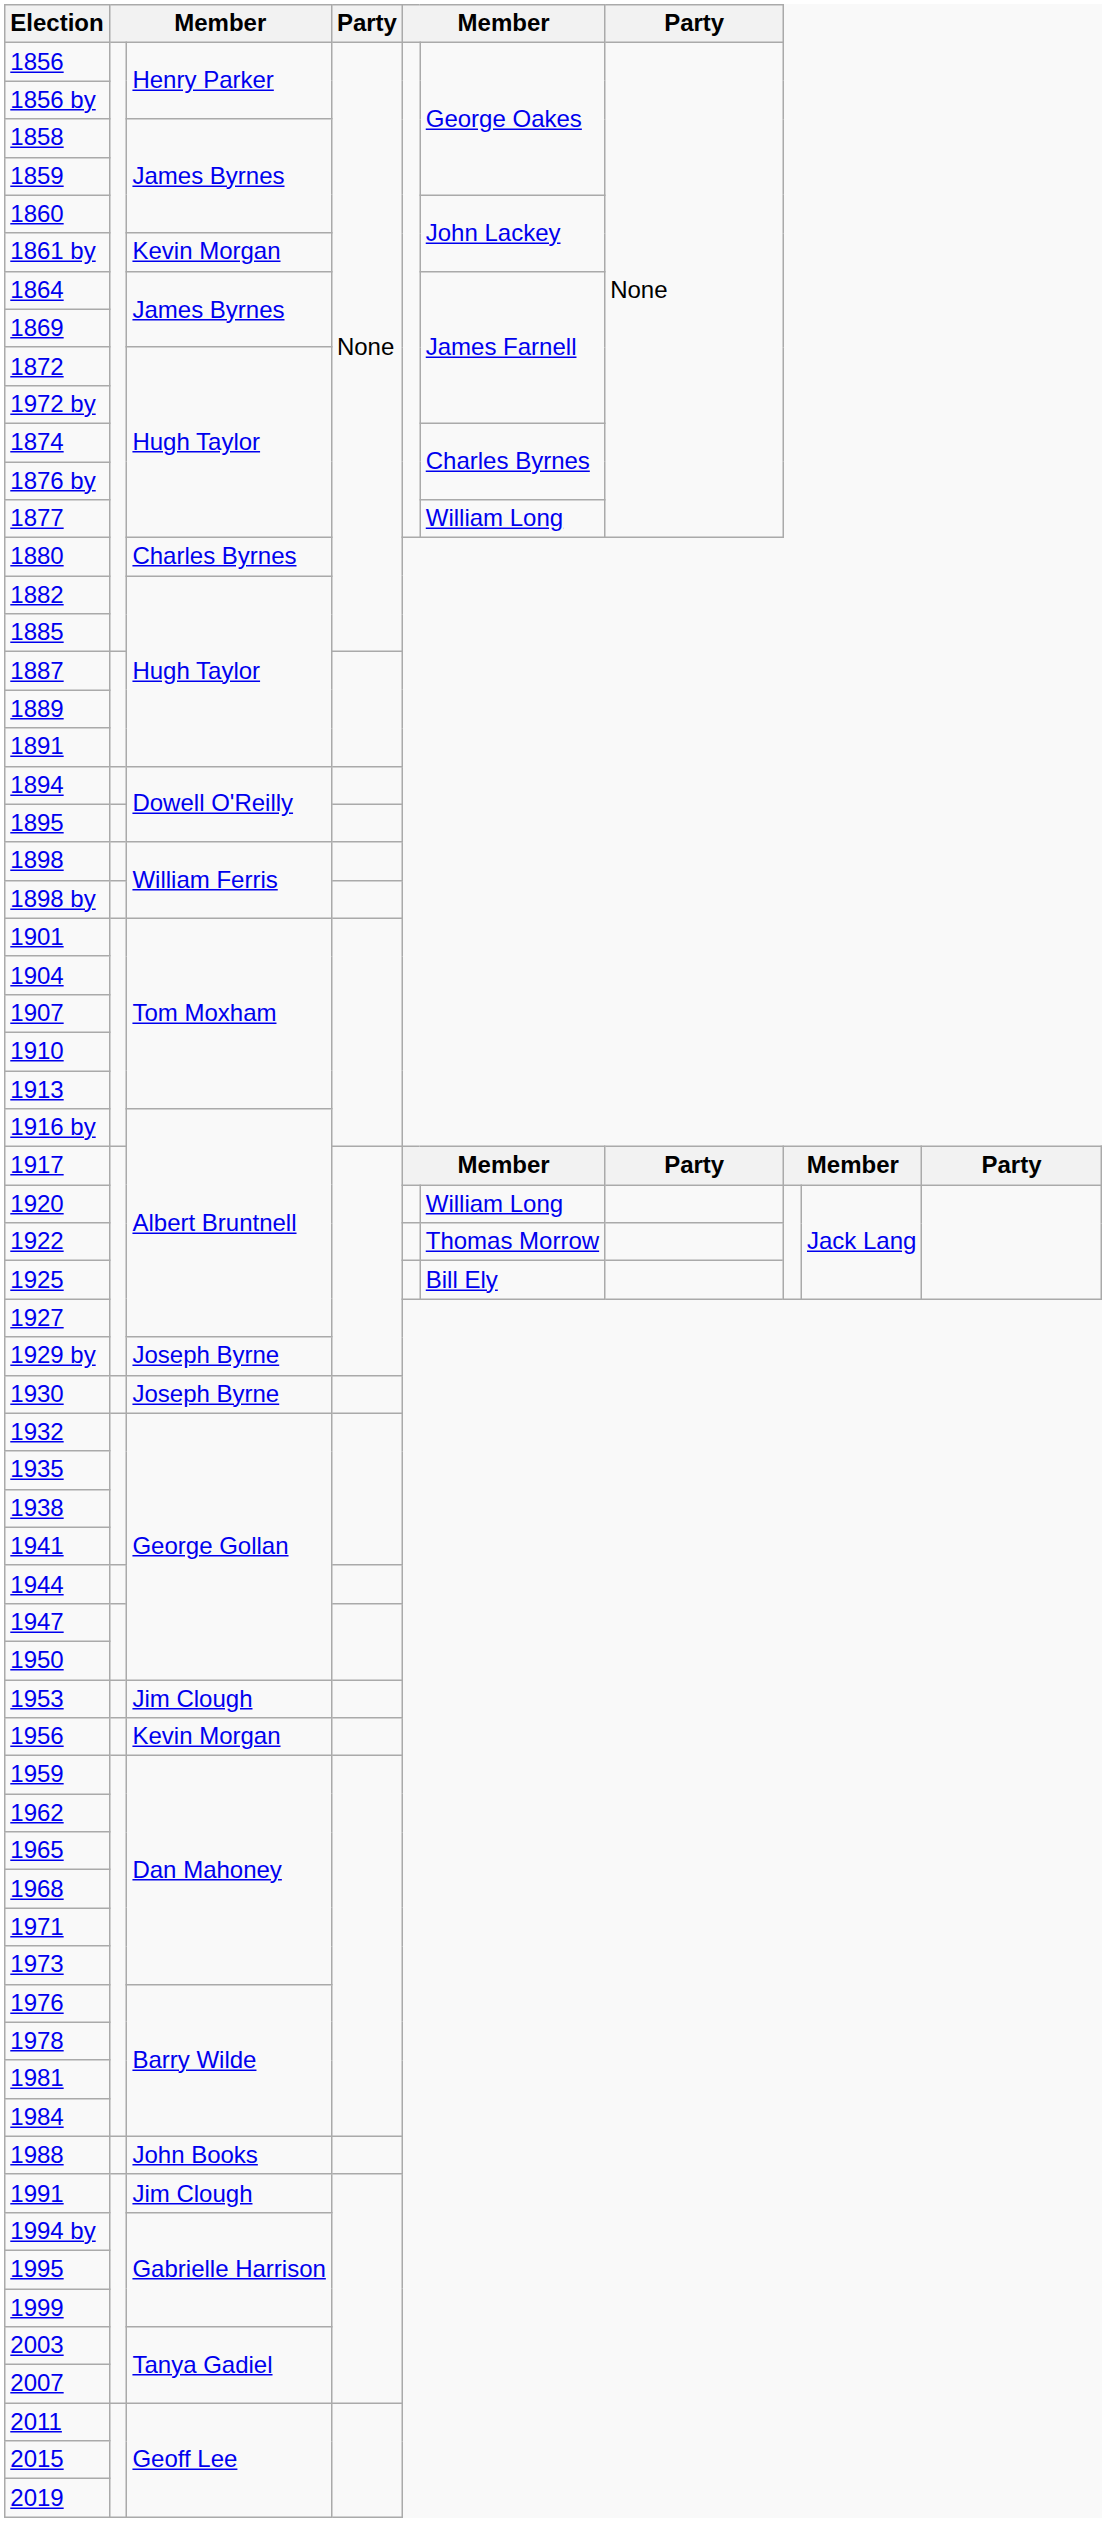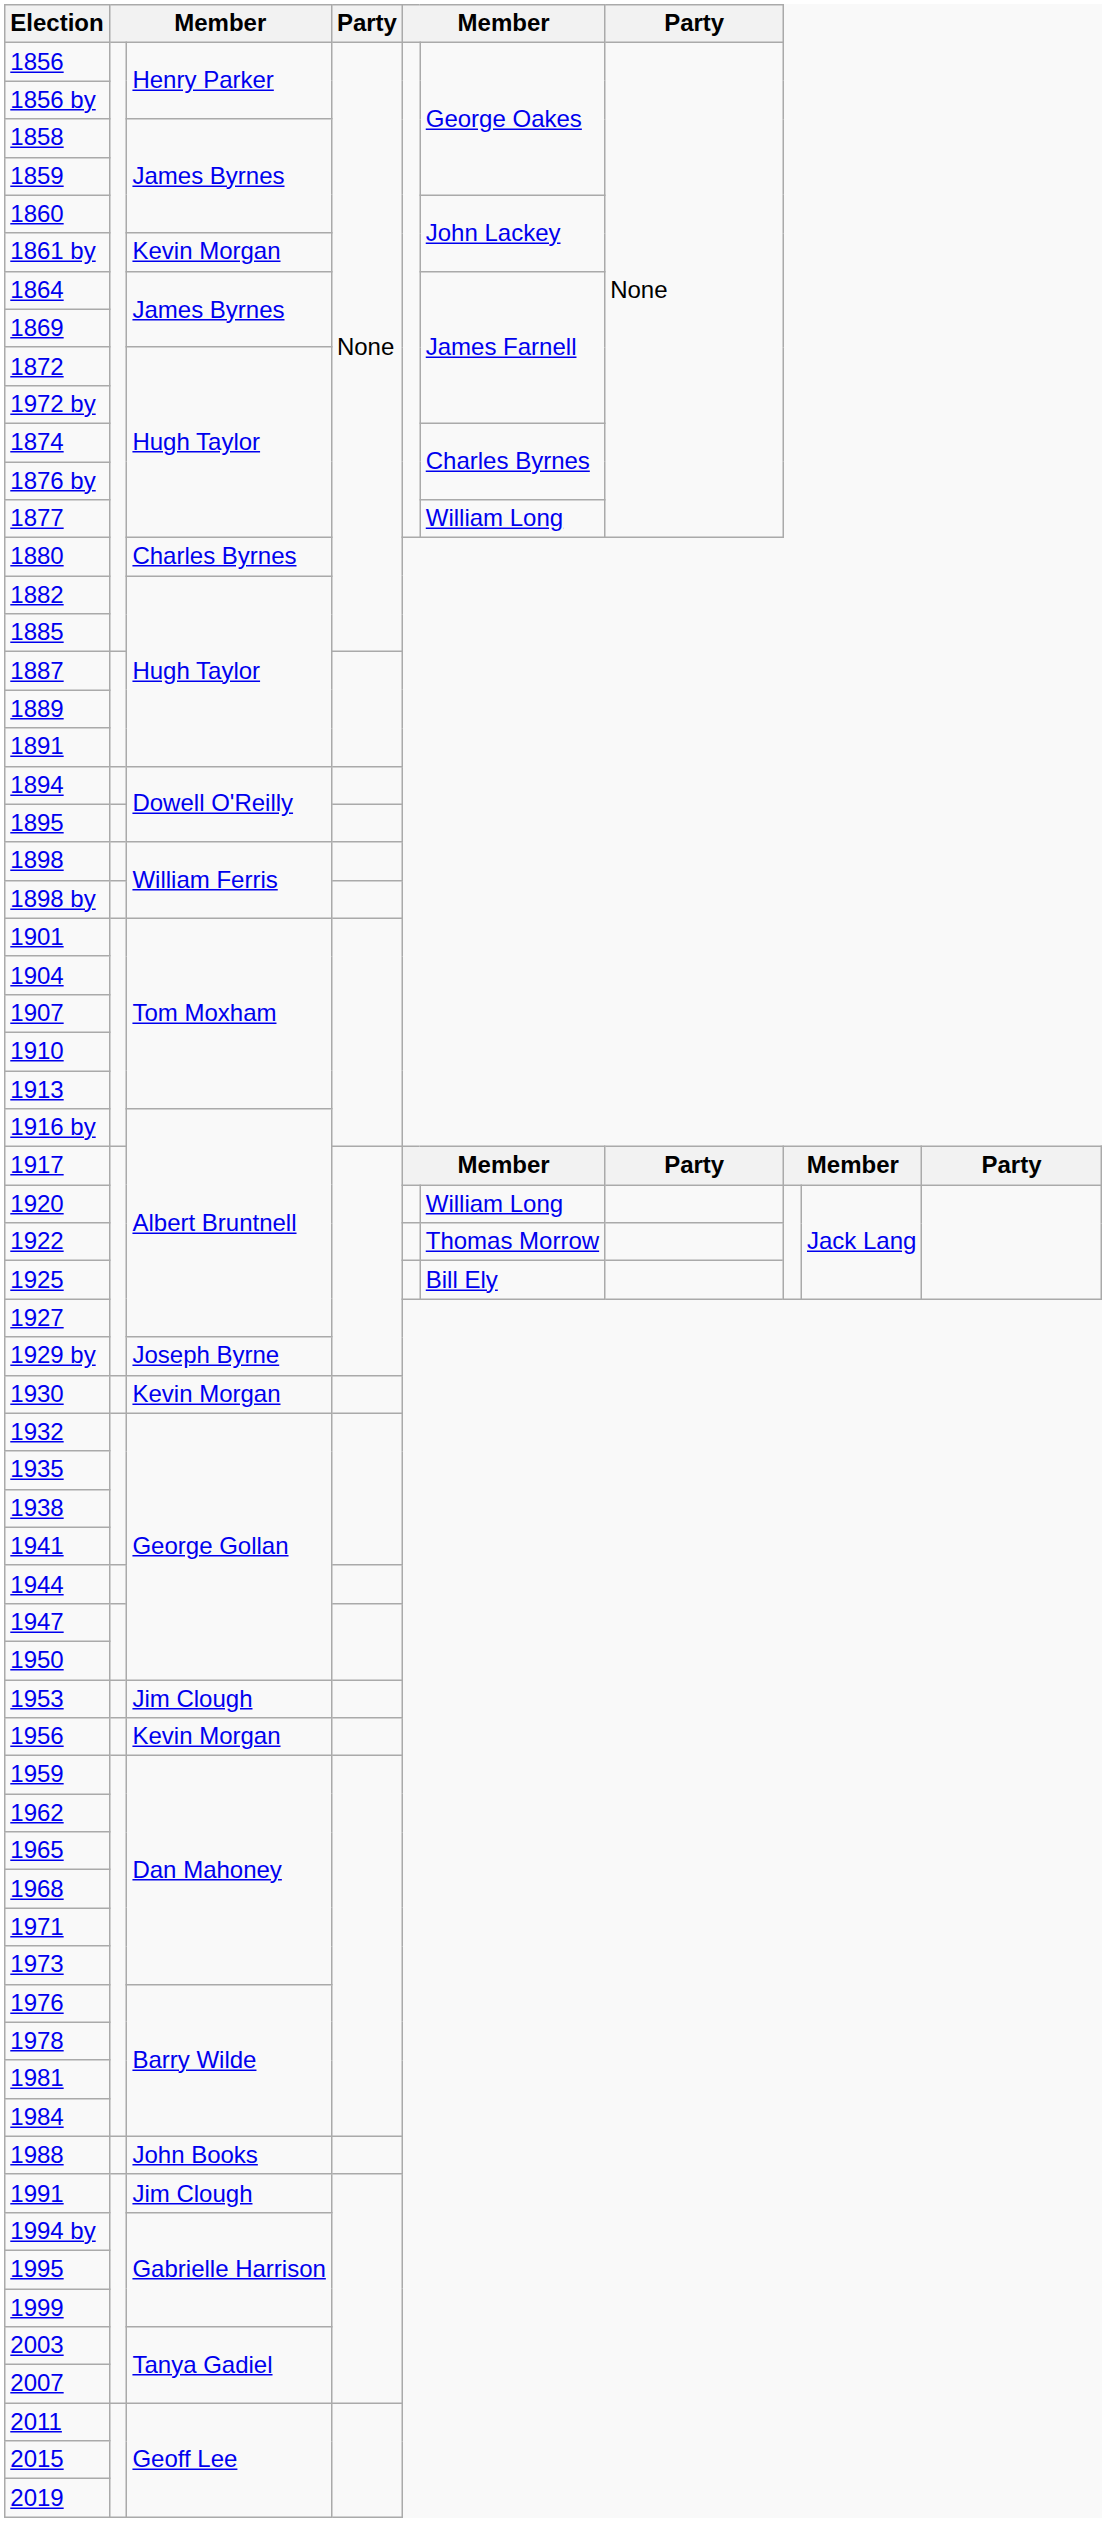(206, 1393) Joseph Byrne -> (206, 1393) Kevin Morgan
